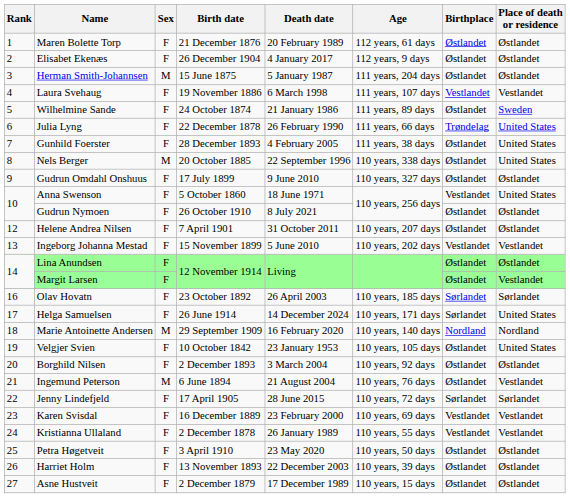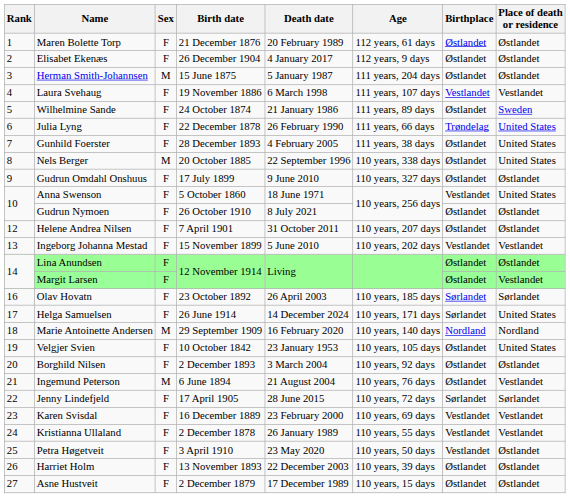(466, 450) Østlandet -> (467, 450) Vestlandet
